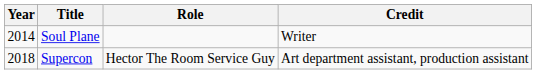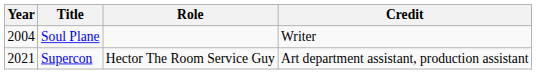(21, 36) 2014 -> (21, 36) 2004
(21, 58) 2018 -> (21, 58) 2021
